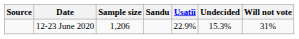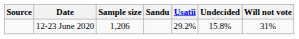(185, 26) 22.9% -> (185, 26) 29.2%
(220, 26) 15.3% -> (220, 26) 15.8%
